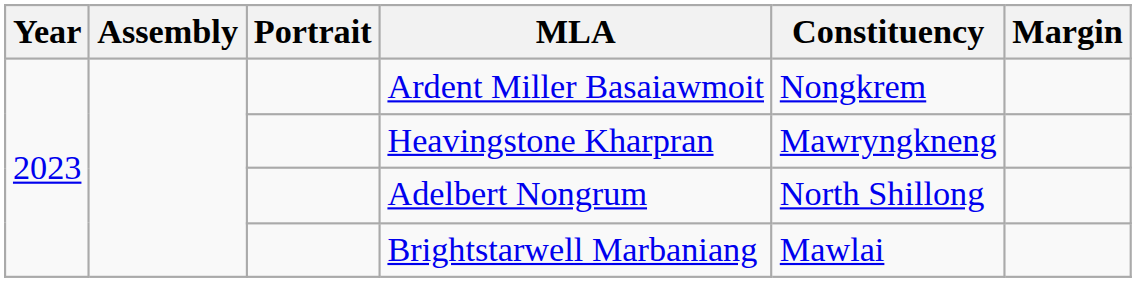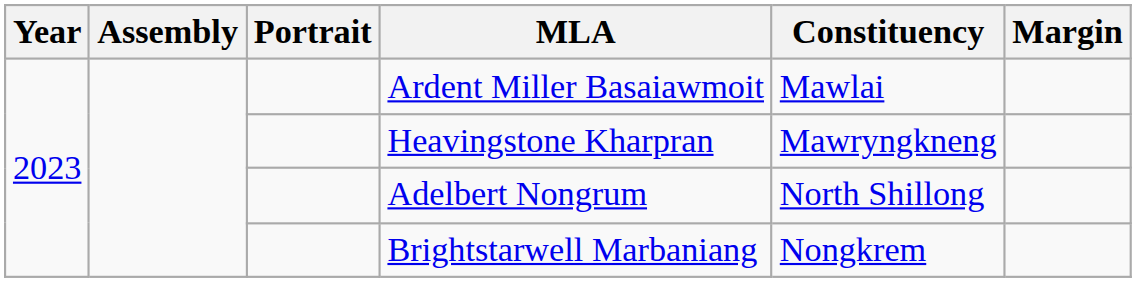(853, 85) Nongkrem -> (832, 85) Mawlai
(832, 248) Mawlai -> (853, 248) Nongkrem
